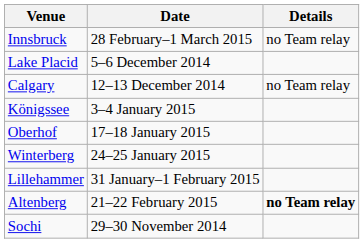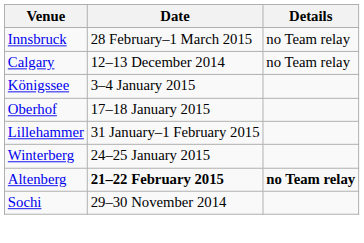- row: (43, 62)
rows swapped: (41, 156) <-> (46, 179)
(154, 202) normal -> (157, 179) bold
